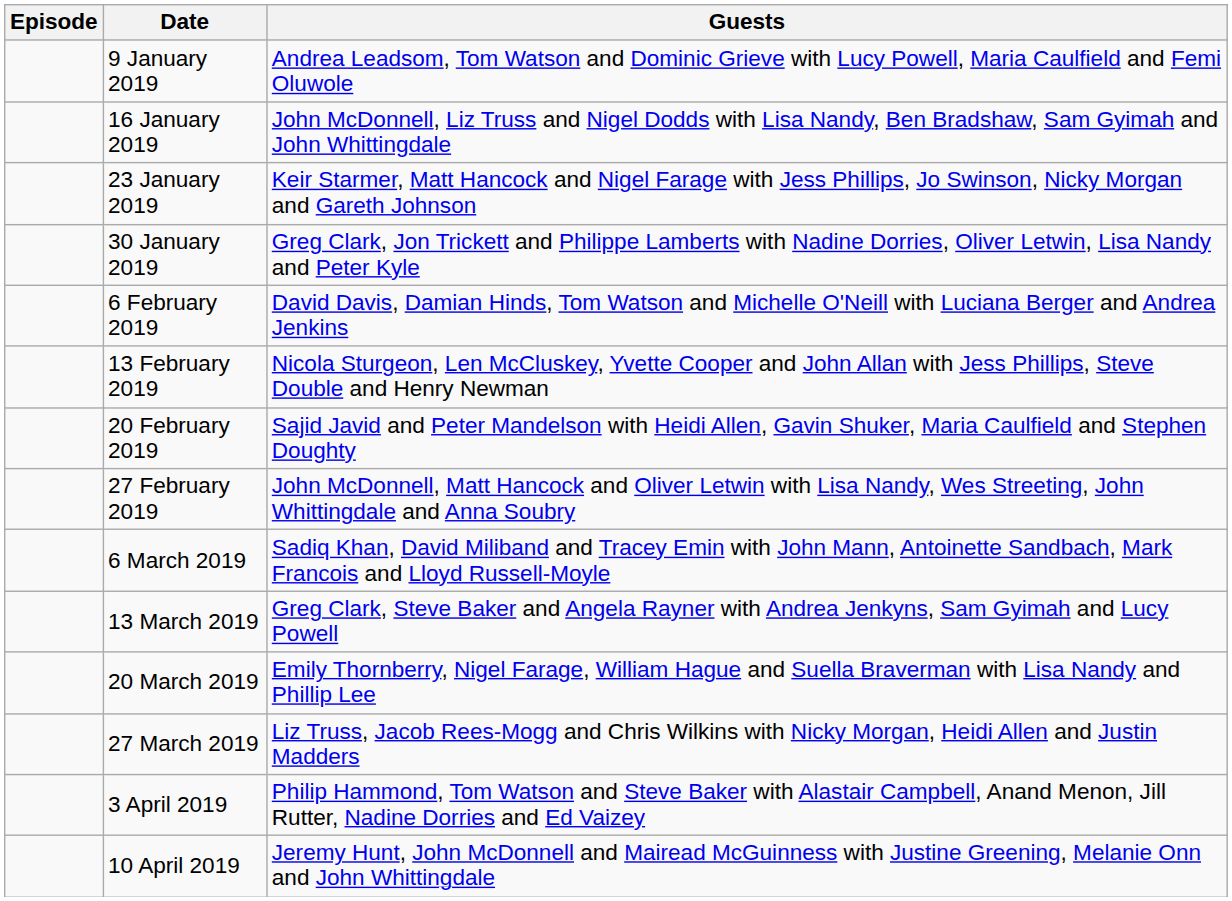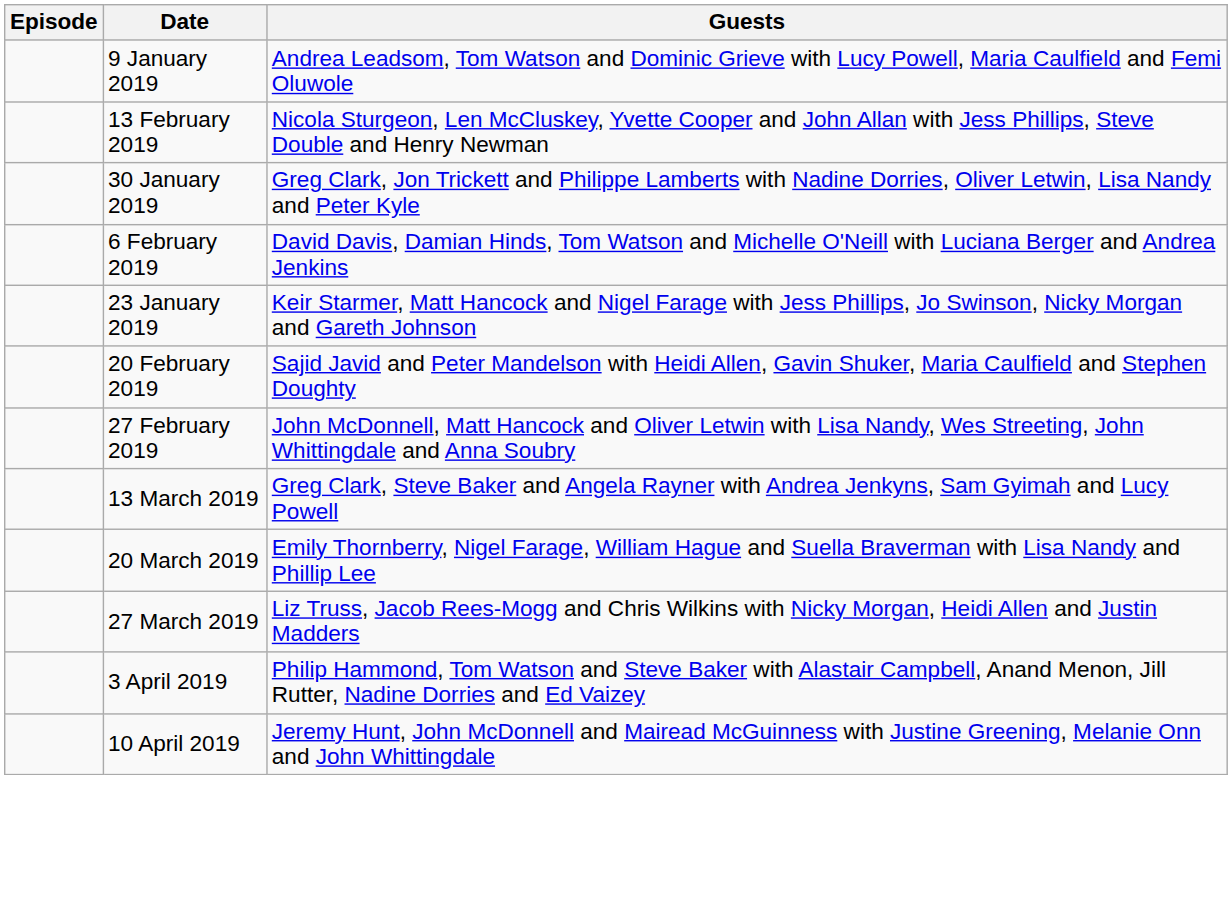- row: (164, 132)
rows swapped: (164, 193) <-> (169, 376)
- row: (177, 560)
